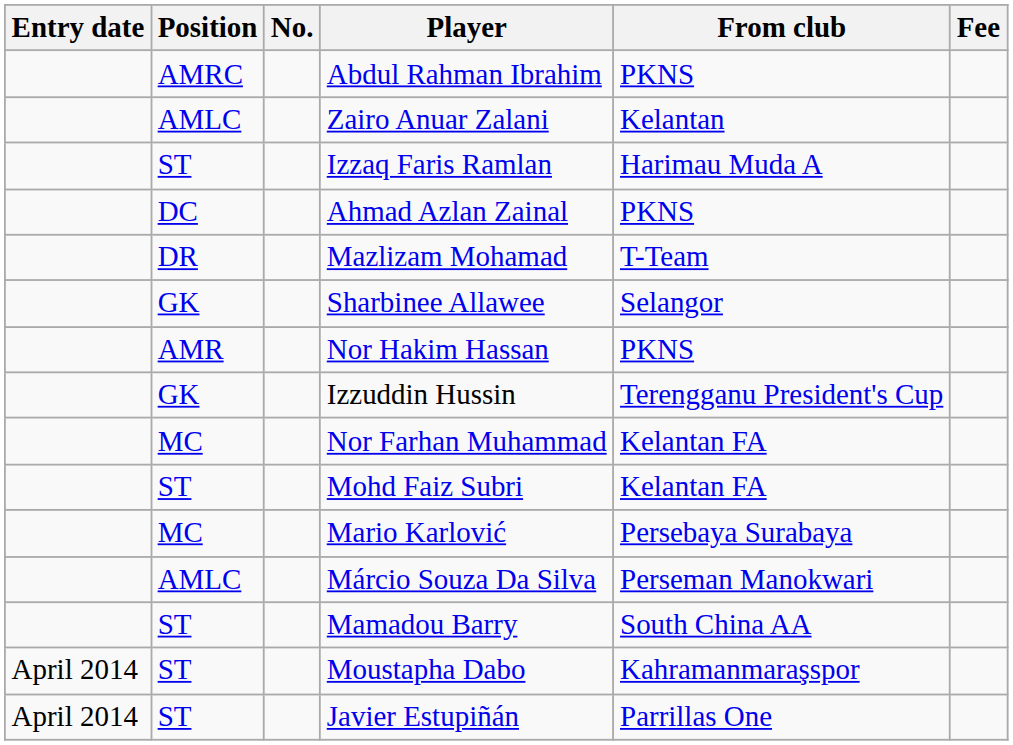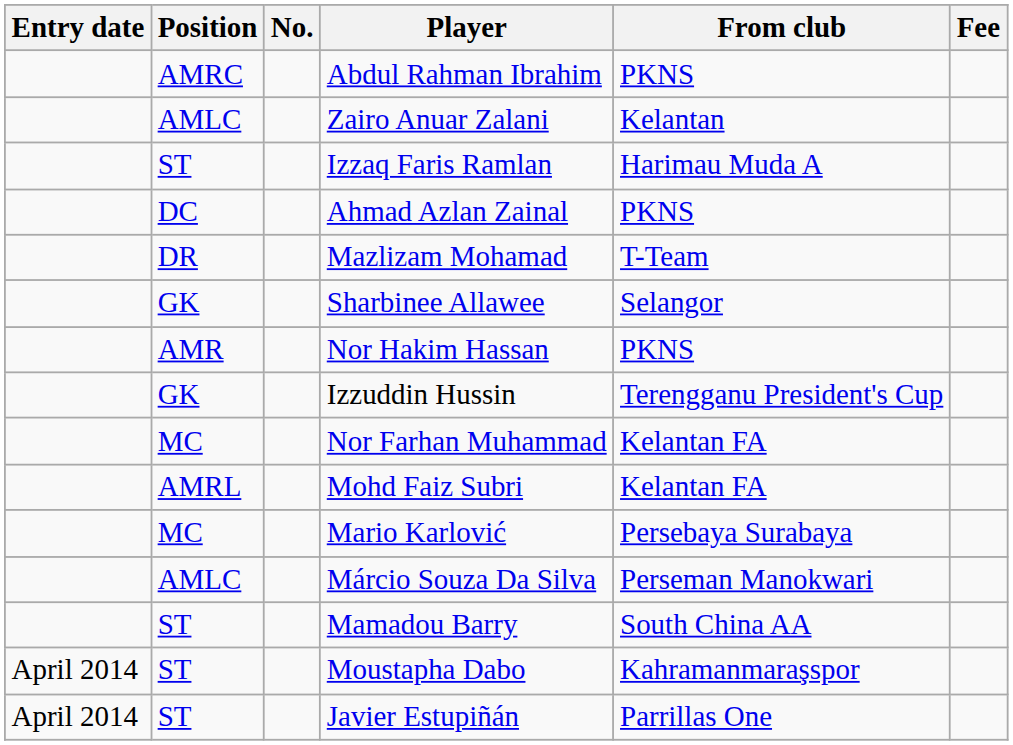(175, 486) ST -> (199, 486) AMRL
